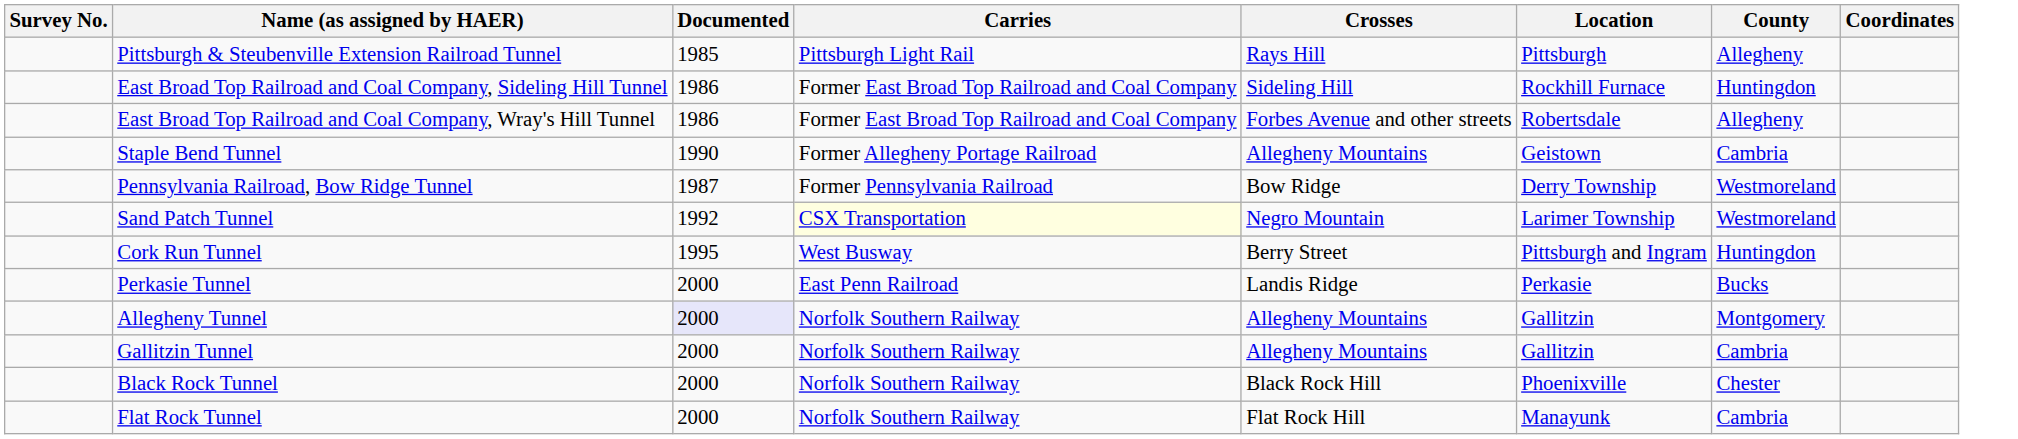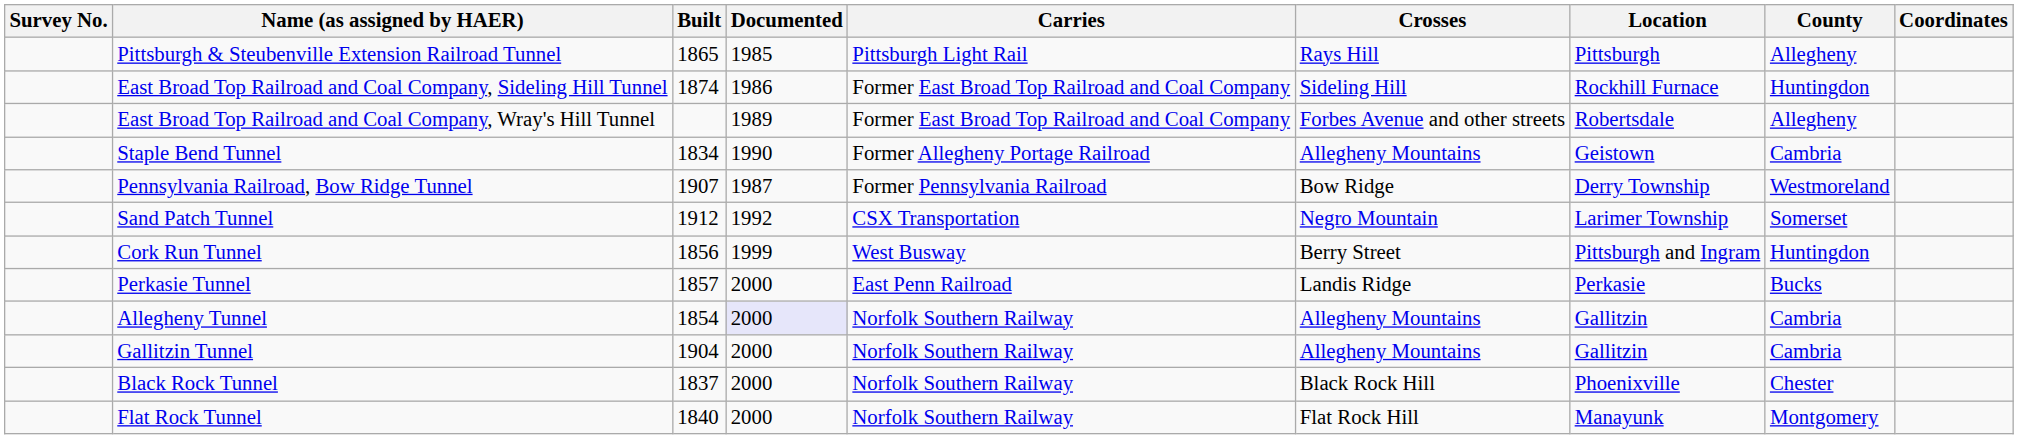+ column: (699, 20)
(698, 119) 1986 -> (751, 119) 1989
(882, 218) lightyellow background -> (936, 218) no background
(1776, 218) Westmoreland -> (1809, 218) Somerset
(698, 251) 1995 -> (751, 251) 1999
(1771, 317) Montgomery -> (1806, 317) Cambria
(1752, 416) Cambria -> (1824, 416) Montgomery
